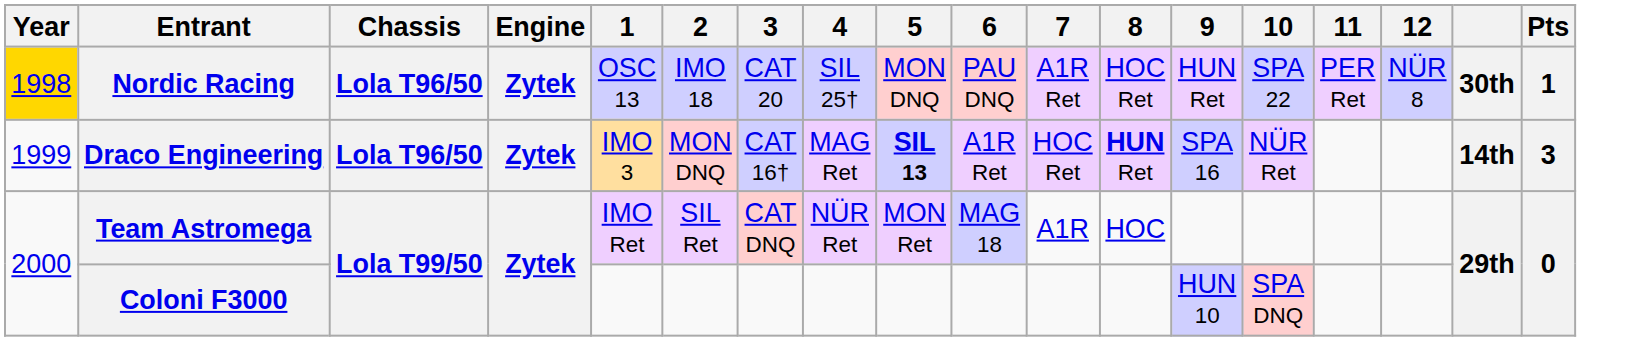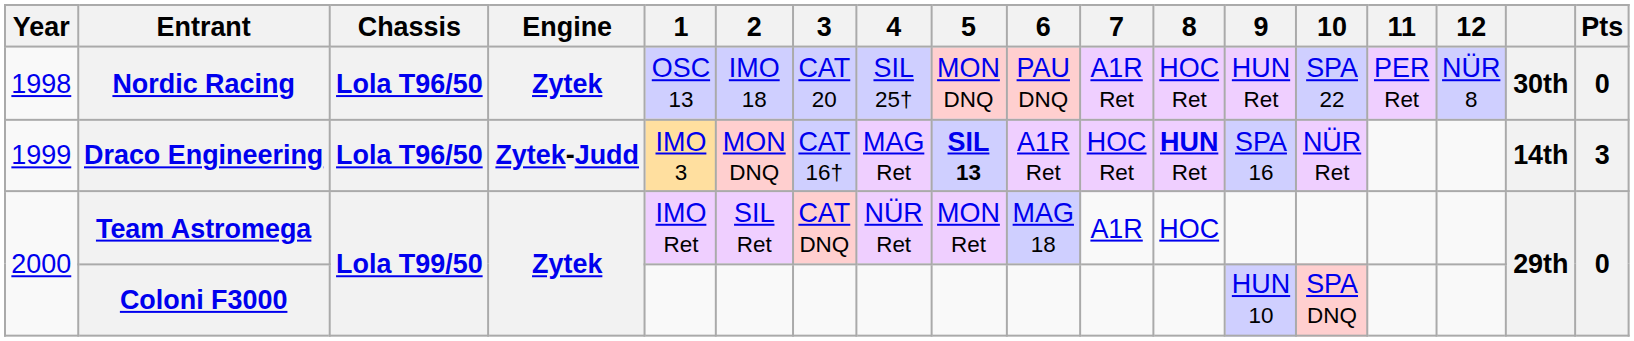(41, 83) gold background -> (41, 83) no background
(1548, 83) 1 -> (1602, 83) 0
(540, 155) Zytek -> (567, 155) Zytek-Judd
